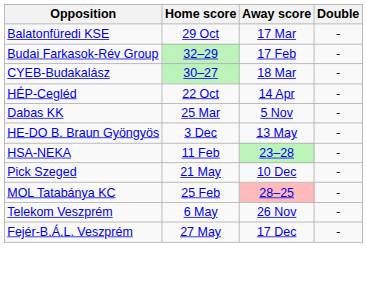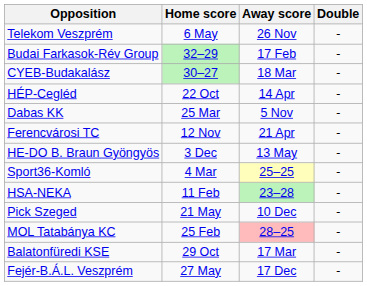rows swapped: (58, 34) <-> (60, 212)
+ row: (53, 133)
+ row: (49, 172)
